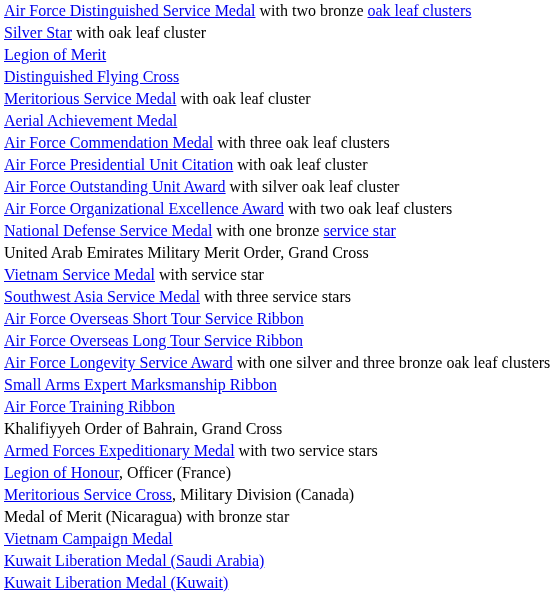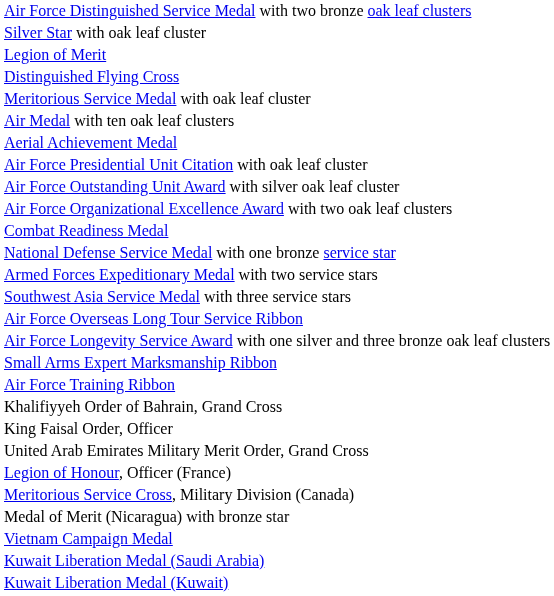+ row: (119, 120)
- row: (197, 142)
+ row: (86, 230)
rows swapped: (191, 450) <-> (186, 252)
- row: (134, 274)
- row: (154, 318)
+ row: (88, 428)
